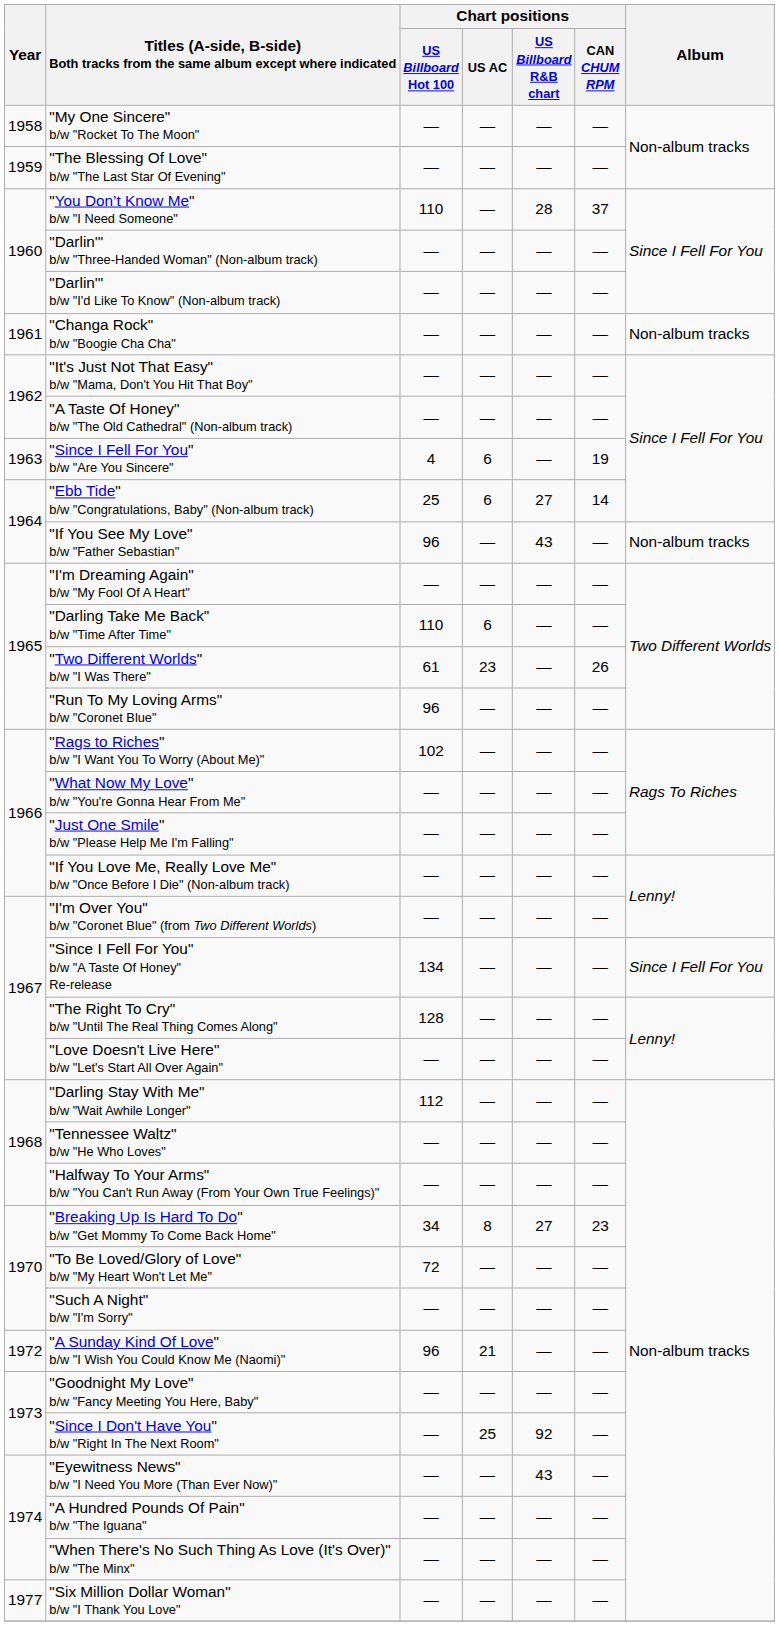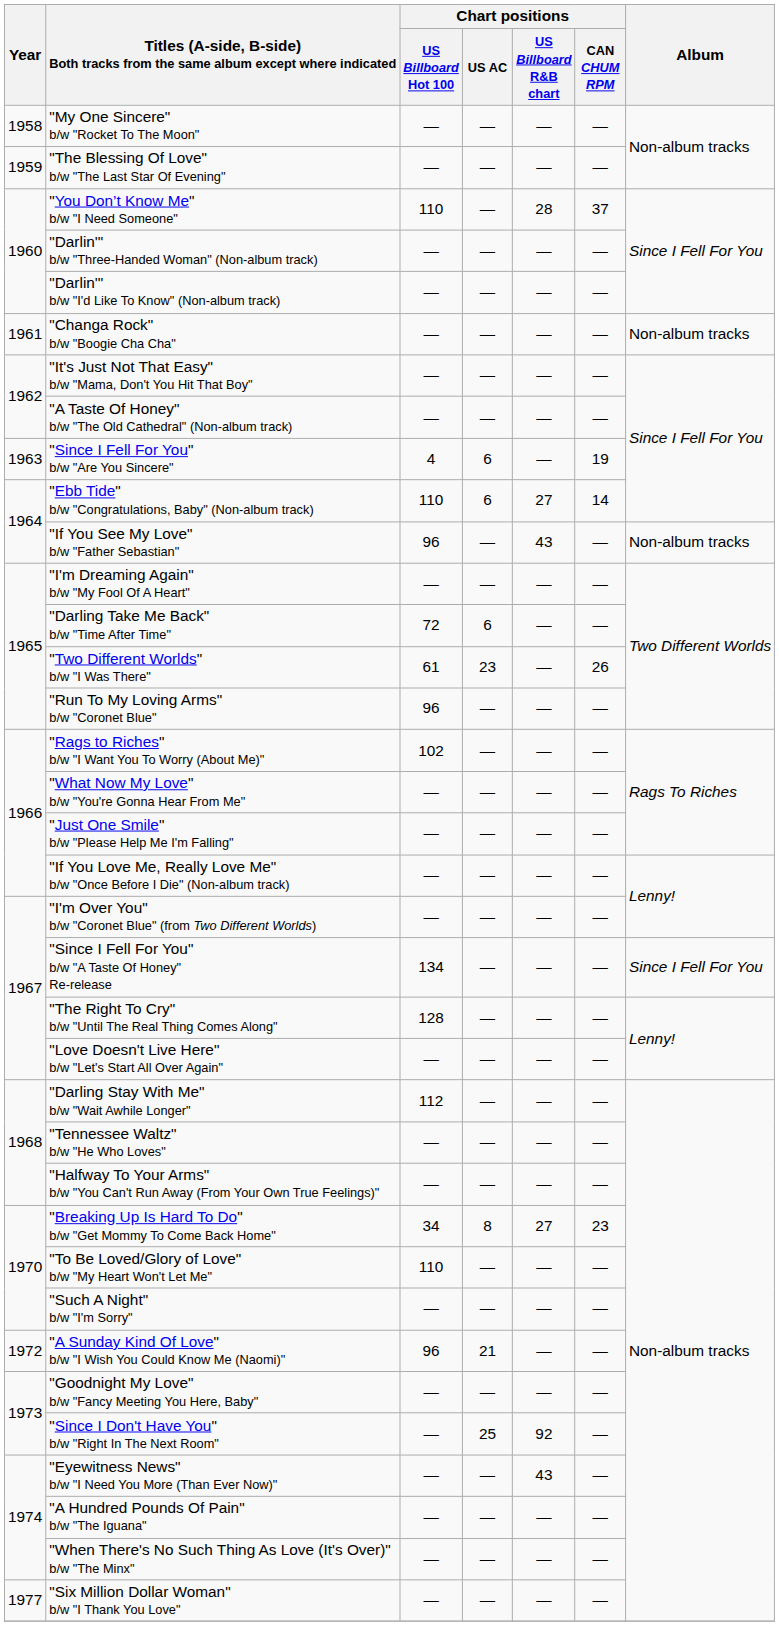(431, 500) 25 -> (431, 500) 110
(431, 625) 110 -> (431, 625) 72
(431, 1267) 72 -> (431, 1267) 110
